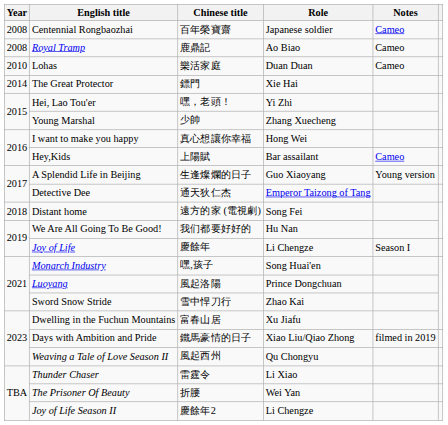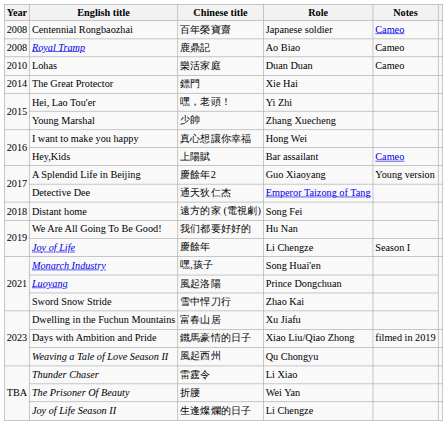(216, 174) 生逢燦爛的日子 -> (198, 174) 慶餘年2
(198, 410) 慶餘年2 -> (216, 410) 生逢燦爛的日子
